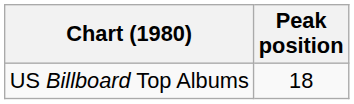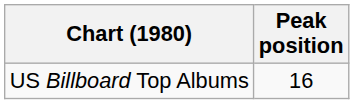(301, 80) 18 -> (301, 80) 16
